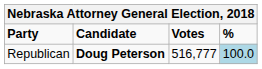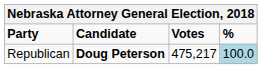(194, 53) 516,777 -> (194, 53) 475,217
